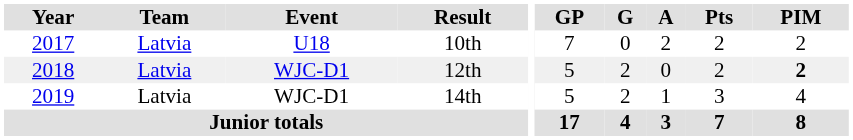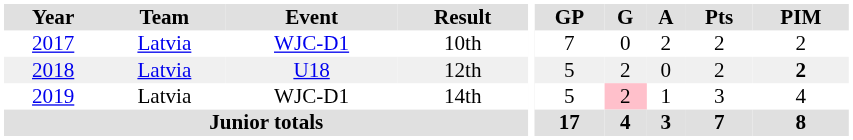(312, 43) U18 -> (312, 43) WJC-D1
(312, 69) WJC-D1 -> (312, 69) U18
(625, 96) no background -> (625, 96) pink background
